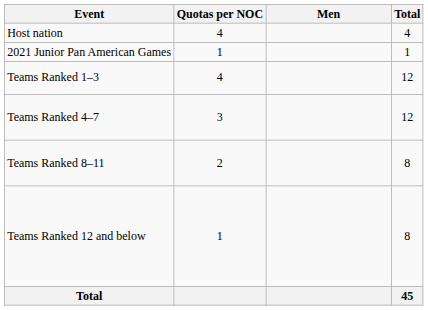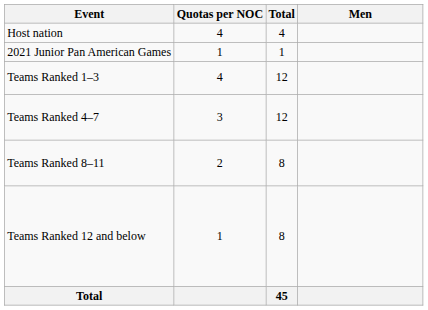columns swapped: (407, 14) <-> (329, 14)
